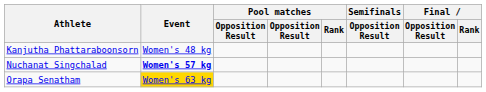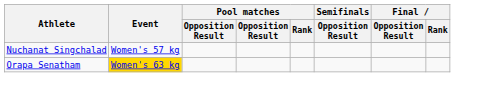- row: (72, 50)
(177, 64) bold -> (145, 50) normal
